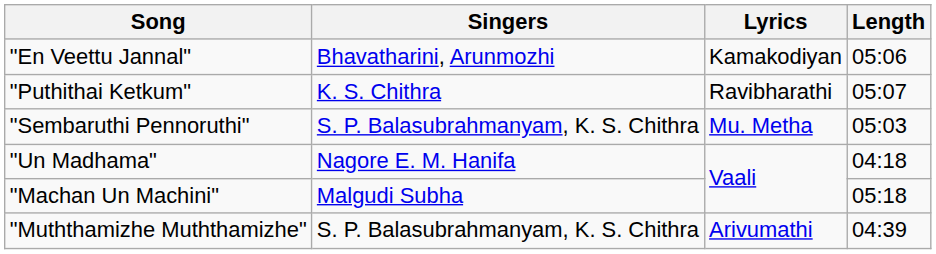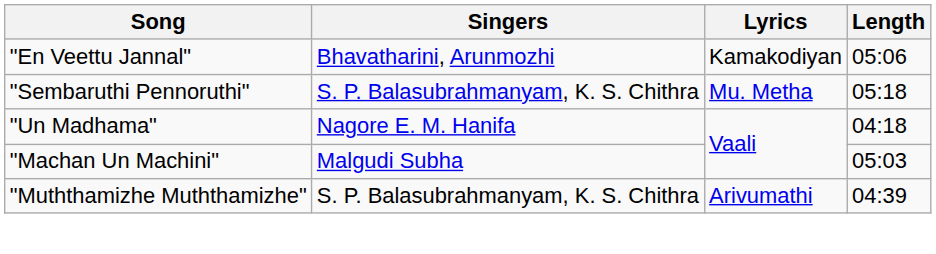- row: (100, 91)
(879, 126) 05:03 -> (879, 91) 05:18
(879, 195) 05:18 -> (879, 160) 05:03
